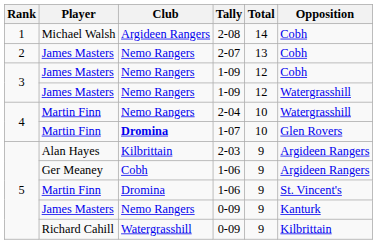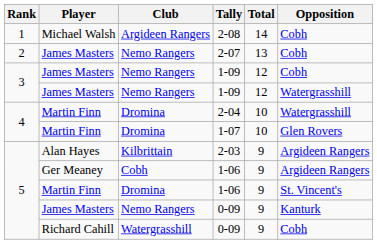(158, 111) Nemo Rangers -> (143, 111) Dromina
(145, 131) bold -> (143, 131) normal
(306, 229) Kilbrittain -> (294, 229) Cobh
